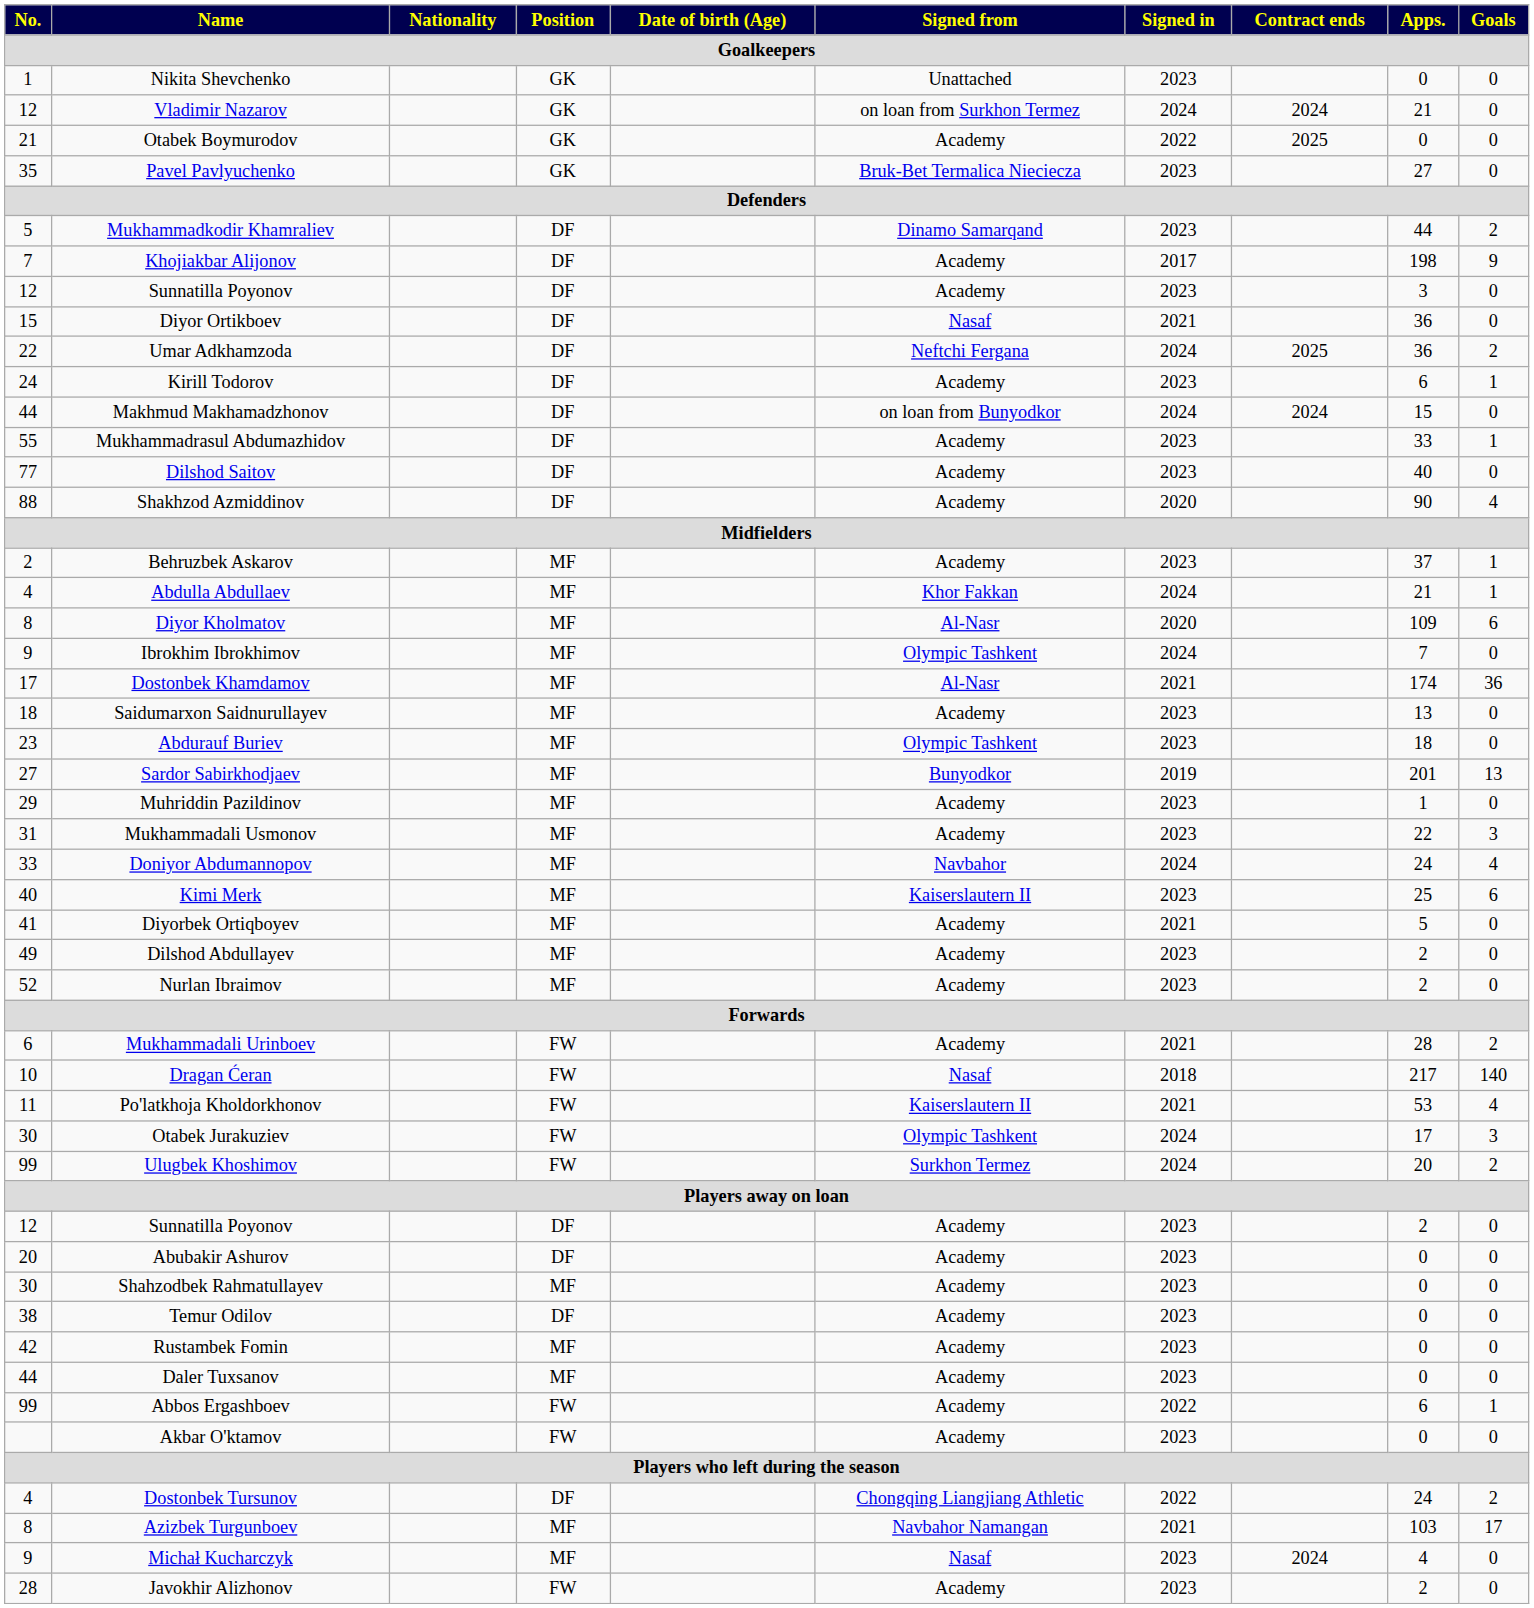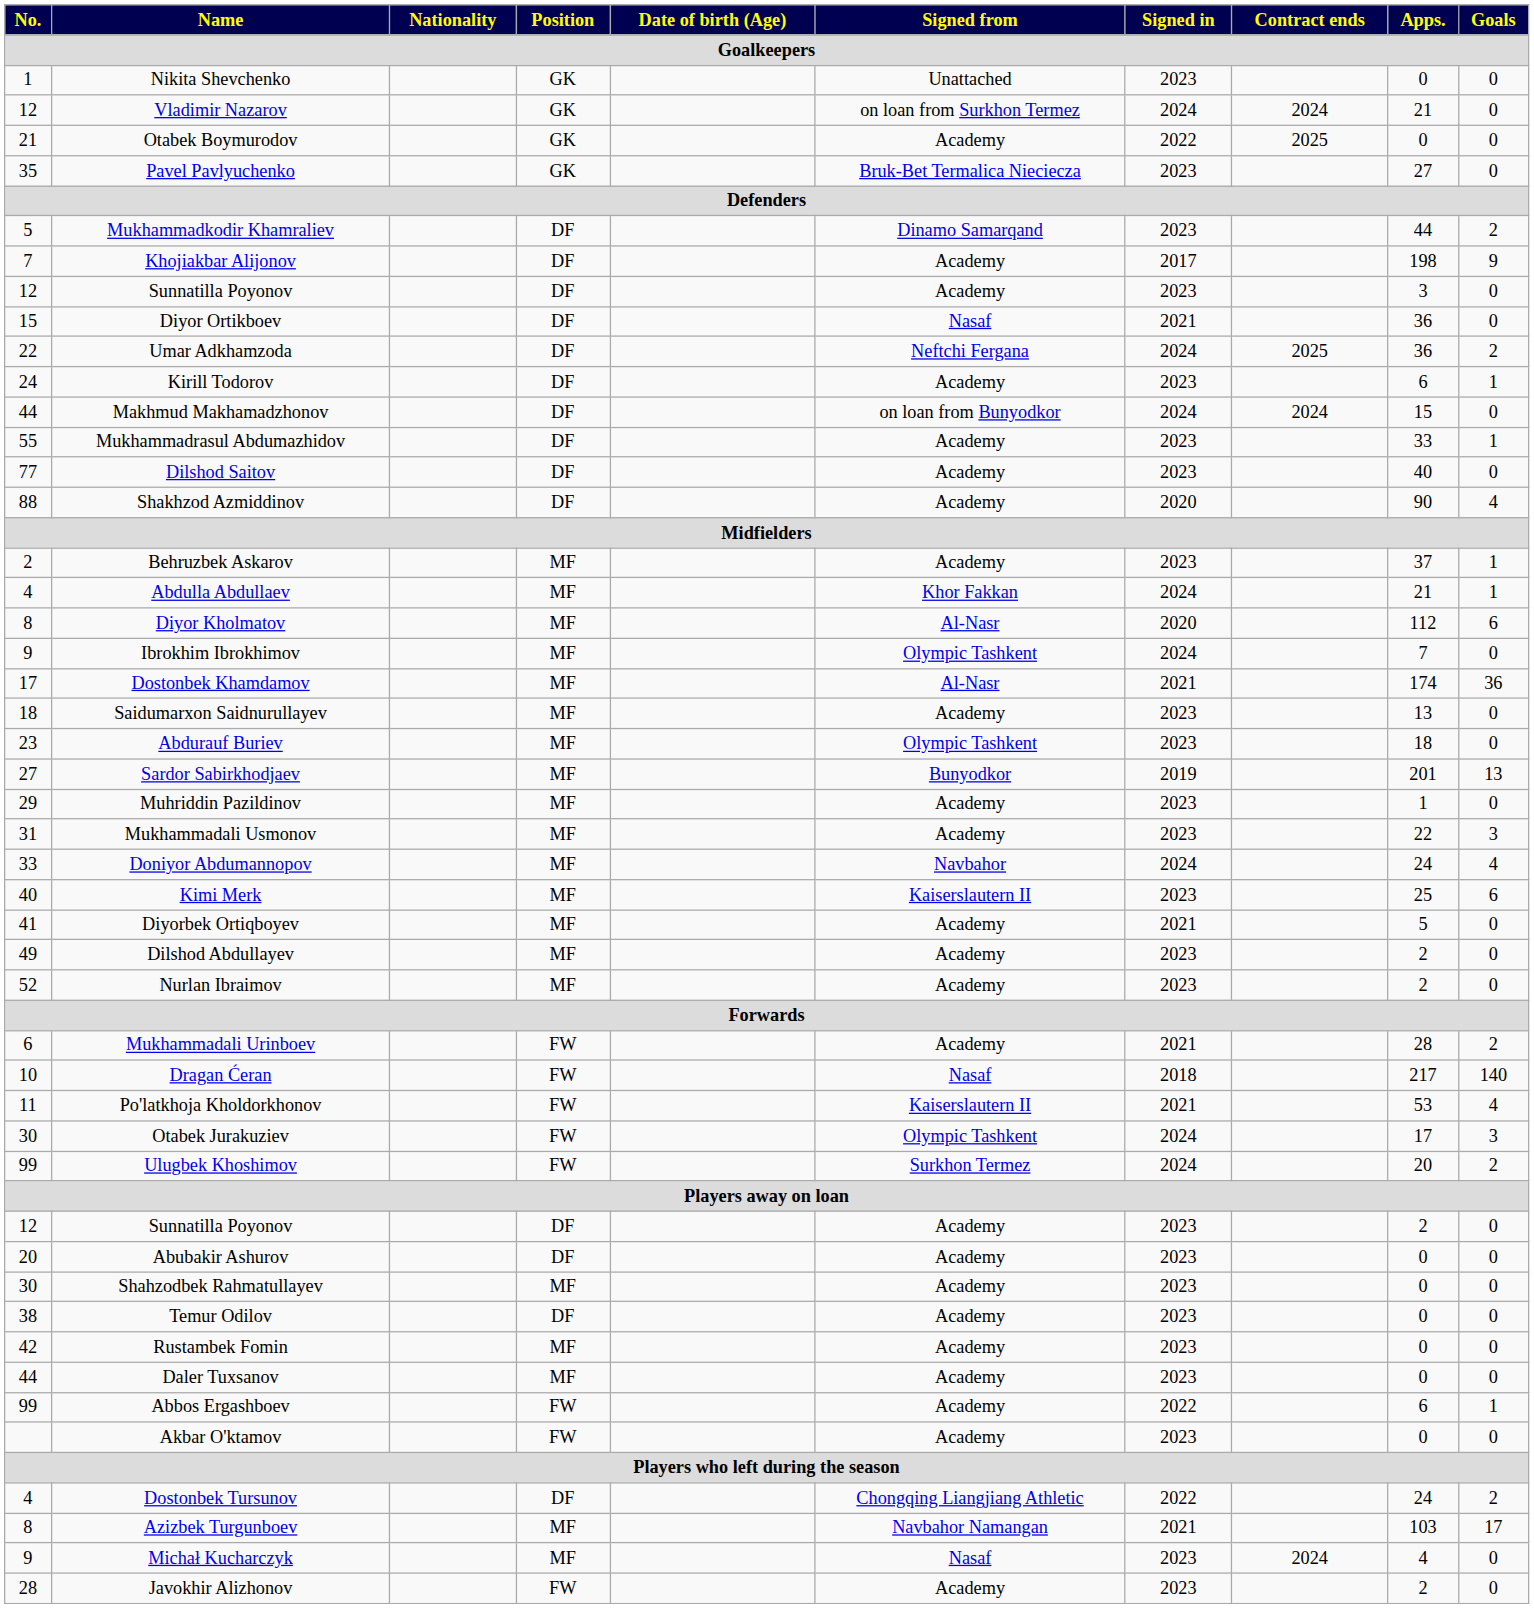(1423, 623) 109 -> (1423, 623) 112
